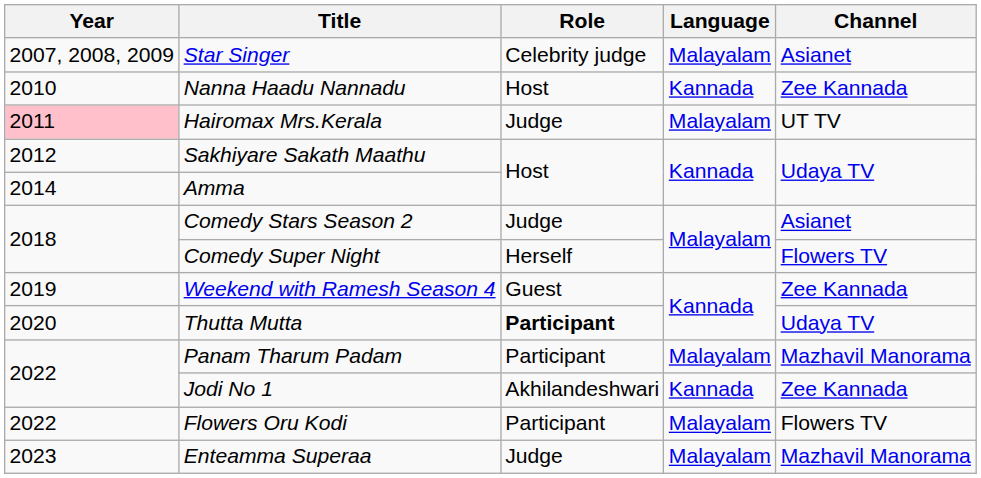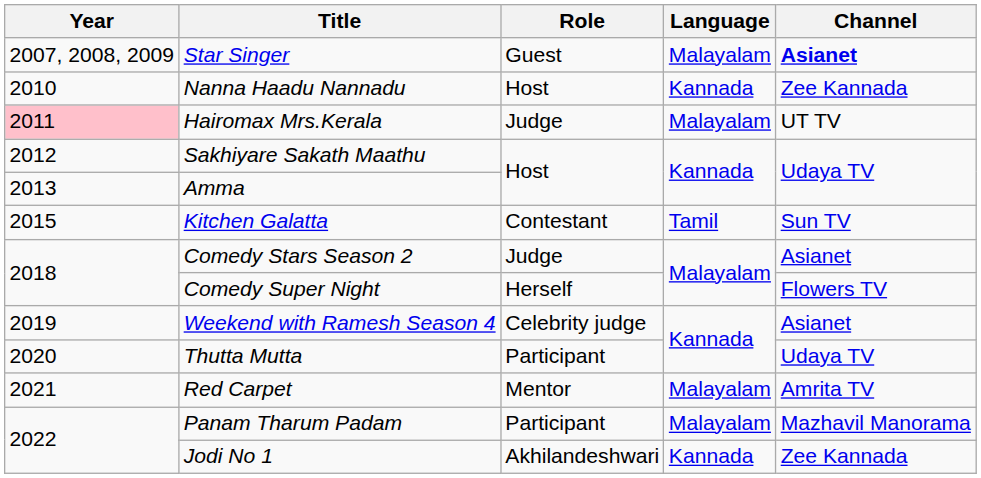(576, 54) Celebrity judge -> (533, 54) Guest
(816, 54) normal -> (819, 54) bold
(33, 188) 2014 -> (33, 188) 2013
+ row: (256, 222)
(533, 289) Guest -> (576, 322) Celebrity judge
(844, 289) Zee Kannada -> (816, 322) Asianet
(560, 322) bold -> (555, 356) normal
+ row: (238, 389)
- row: (265, 423)
- row: (278, 456)
